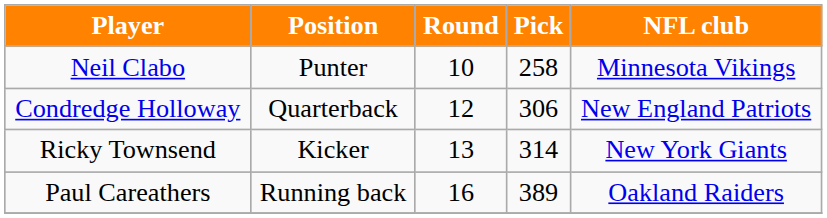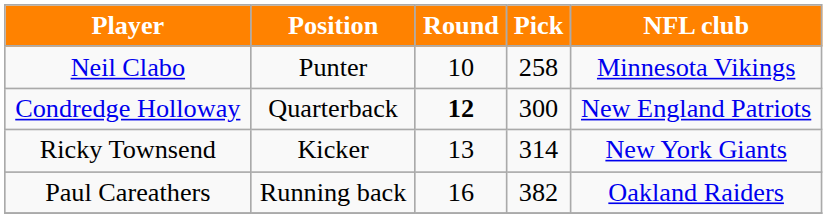(461, 108) normal -> (461, 108) bold
(538, 108) 306 -> (538, 108) 300
(538, 191) 389 -> (538, 191) 382
